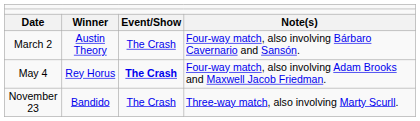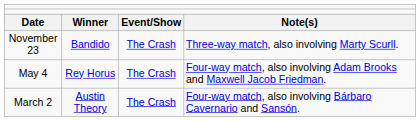rows swapped: (33, 45) <-> (33, 102)
(151, 73) bold -> (151, 73) normal
